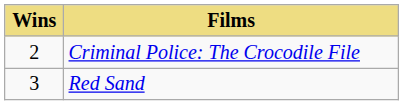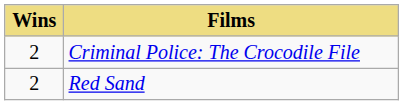(34, 83) 3 -> (34, 83) 2
